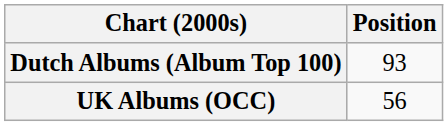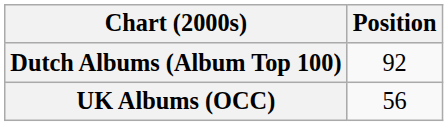(395, 62) 93 -> (395, 62) 92
